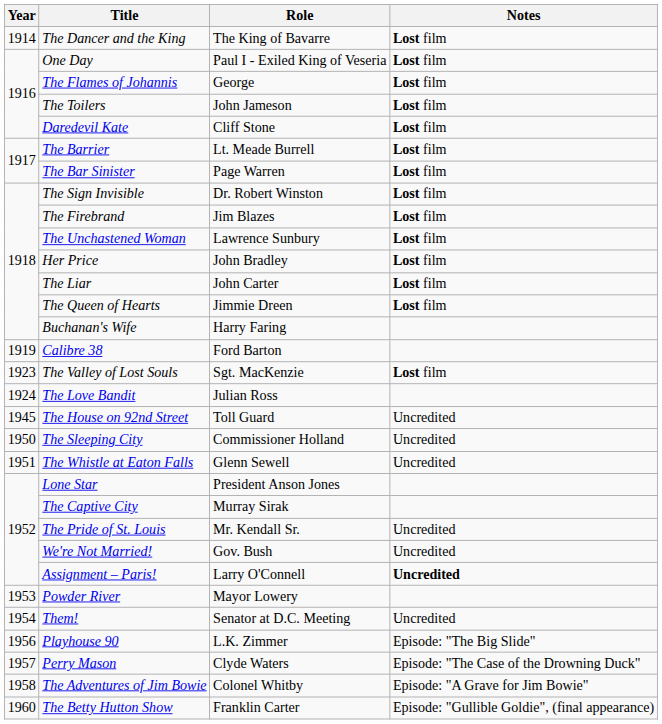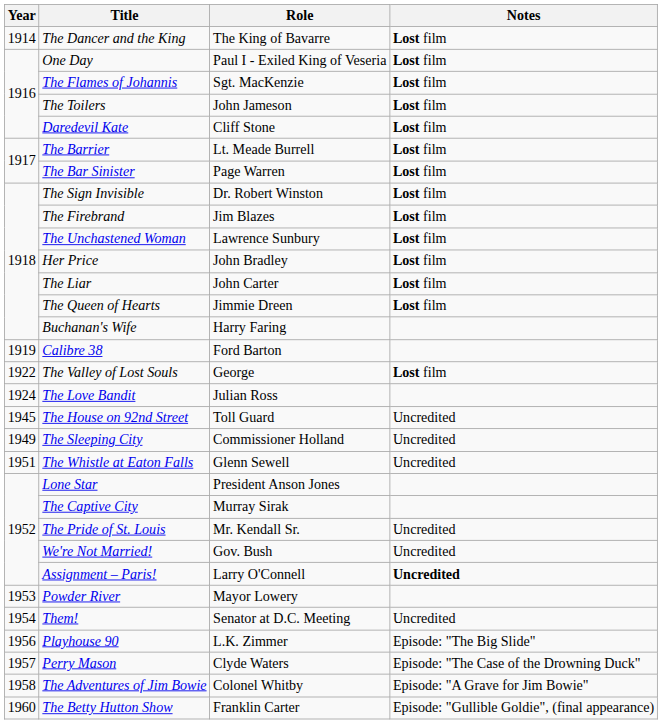(234, 82) George -> (258, 82) Sgt. MacKenzie
(22, 372) 1923 -> (22, 372) 1922
(258, 372) Sgt. MacKenzie -> (234, 372) George
(22, 439) 1950 -> (22, 439) 1949
